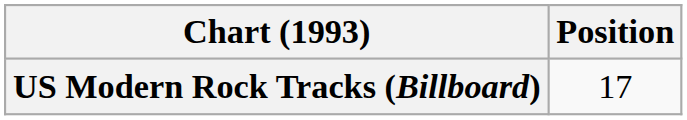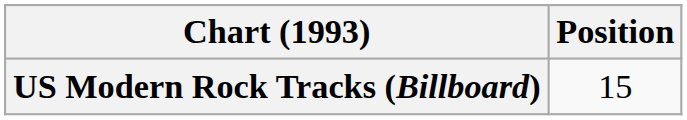(615, 85) 17 -> (615, 85) 15
